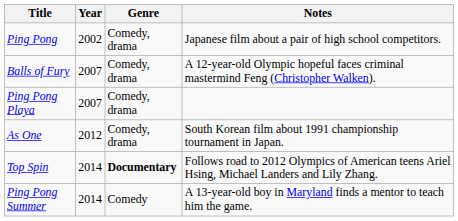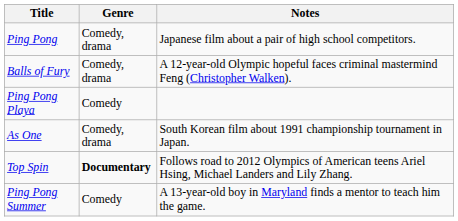- column: (90, 13)
(129, 103) Comedy, drama -> (102, 103) Comedy
